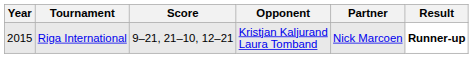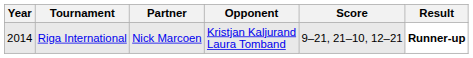columns swapped: (368, 14) <-> (183, 14)
(20, 38) 2015 -> (20, 38) 2014
